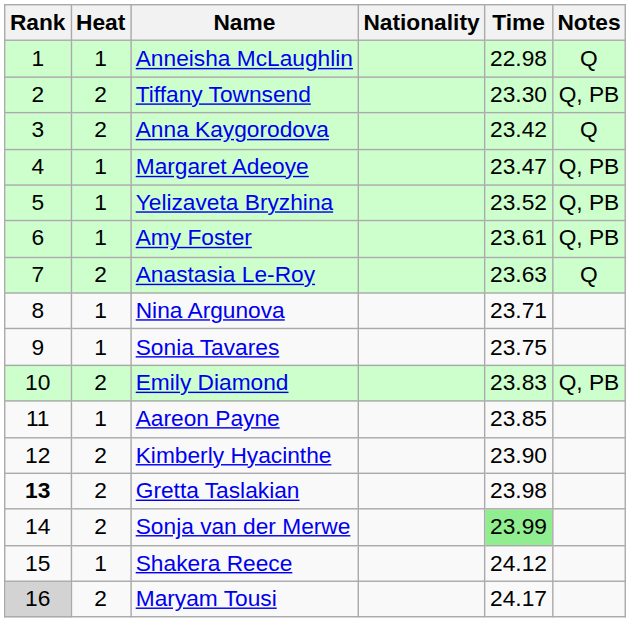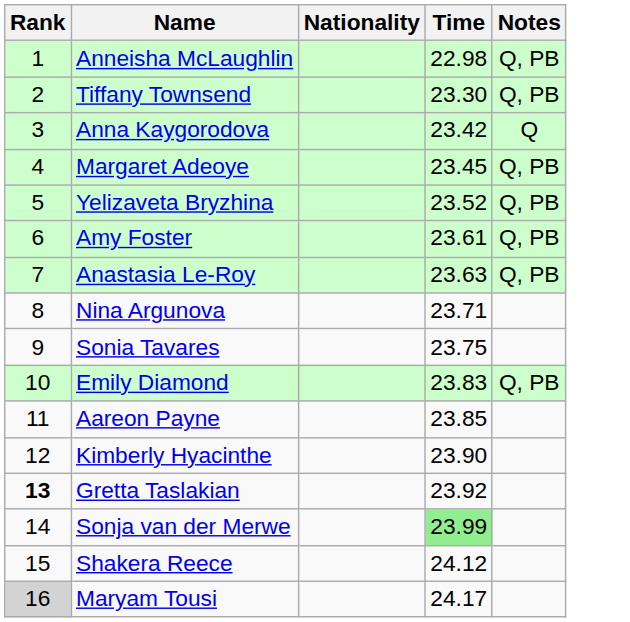- column: (101, 22)
(589, 58) Q -> (529, 58) Q, PB
(518, 166) 23.47 -> (459, 166) 23.45
(589, 274) Q -> (529, 274) Q, PB
(518, 490) 23.98 -> (459, 490) 23.92
